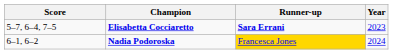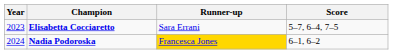columns swapped: (377, 12) <-> (55, 12)
(261, 27) bold -> (179, 27) normal
